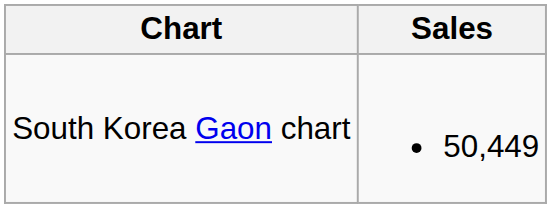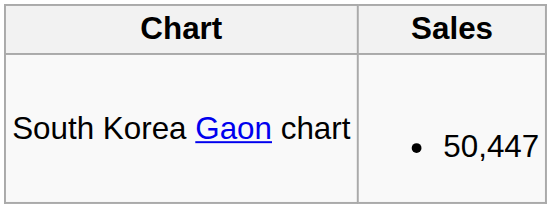(452, 146) 50,449 -> (452, 146) 50,447
